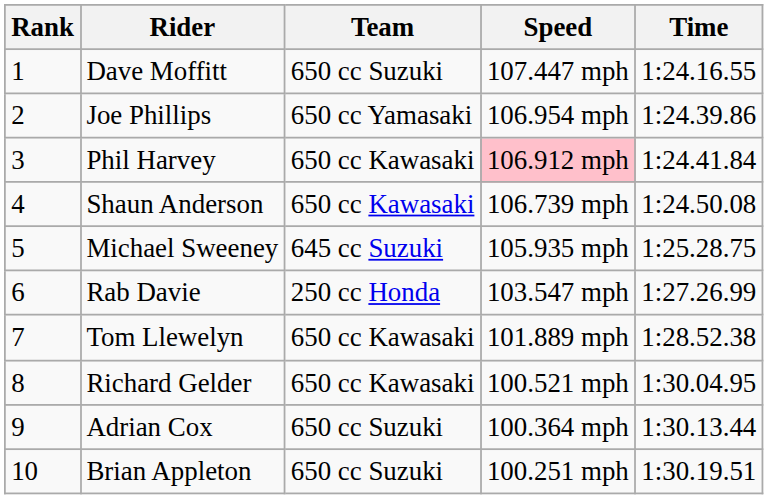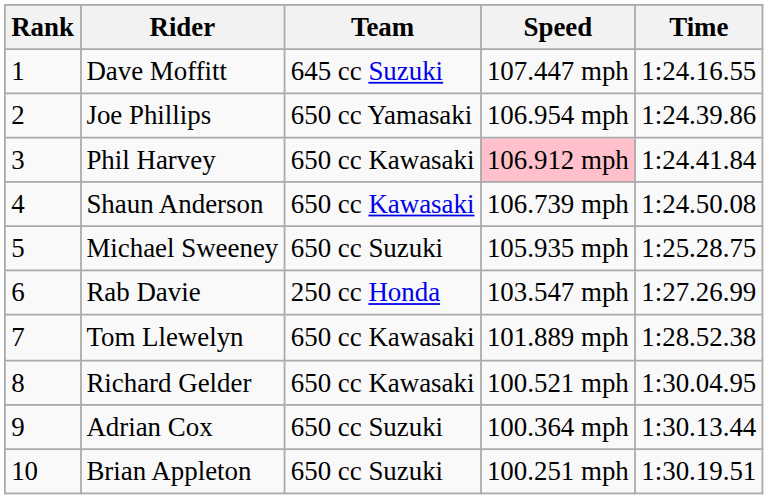(367, 71) 650 cc Suzuki -> (367, 71) 645 cc Suzuki
(367, 248) 645 cc Suzuki -> (367, 248) 650 cc Suzuki
